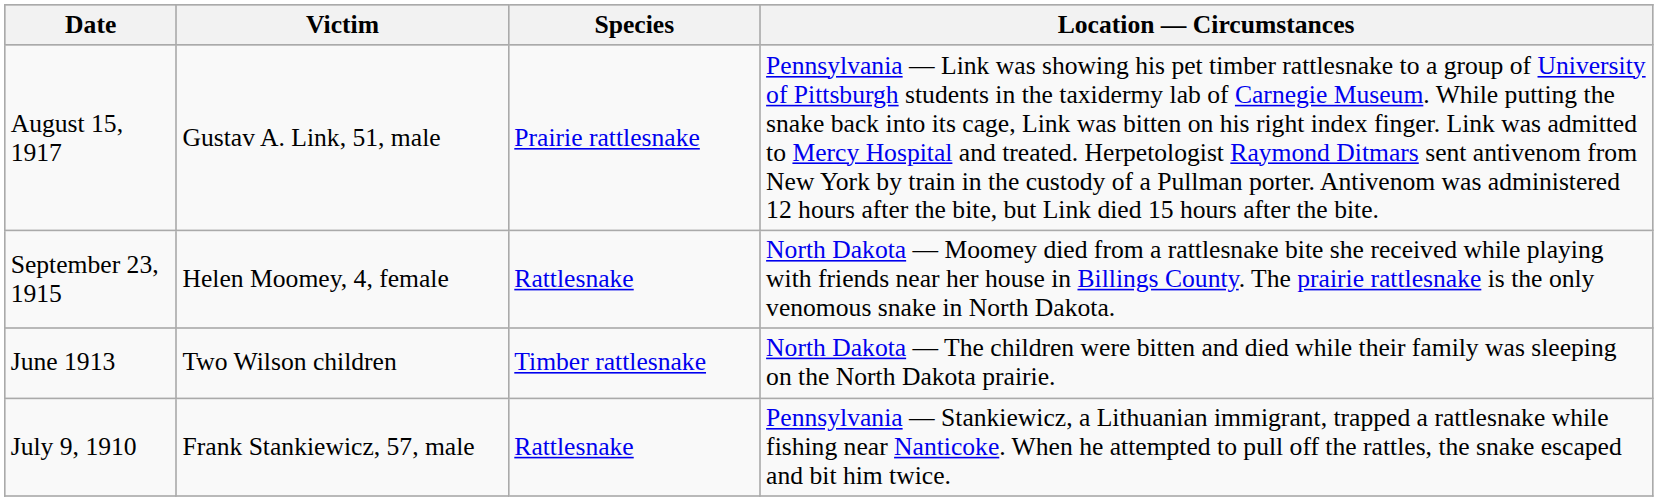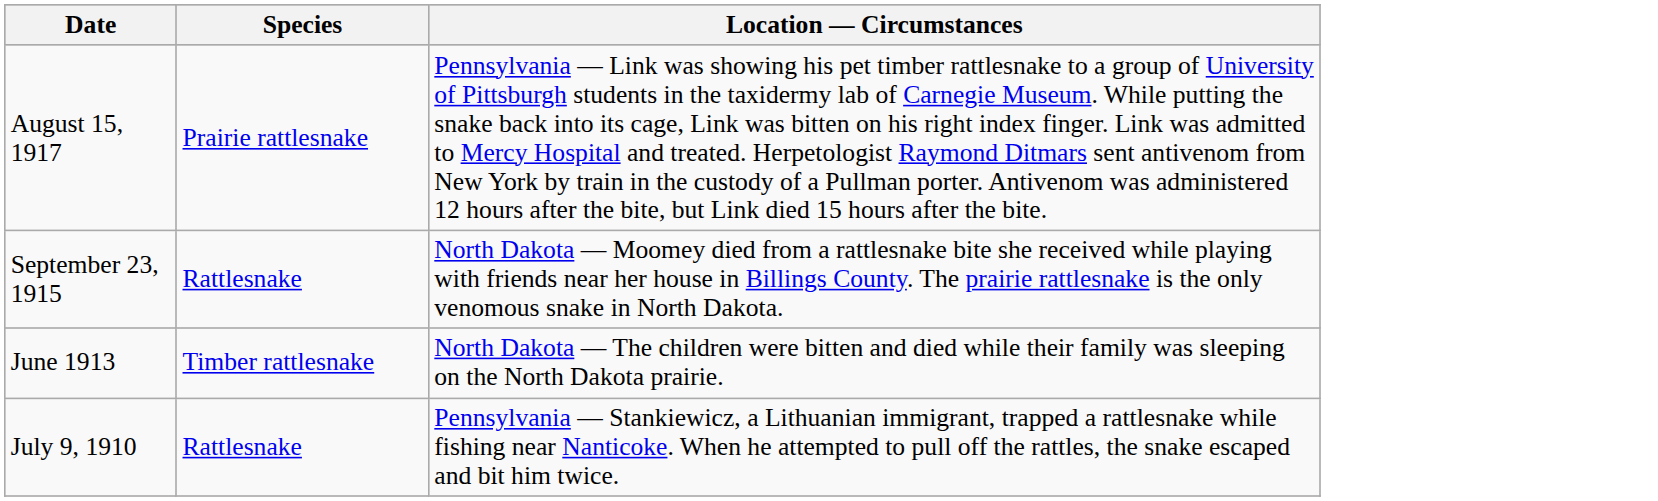- column: (342, 24)
